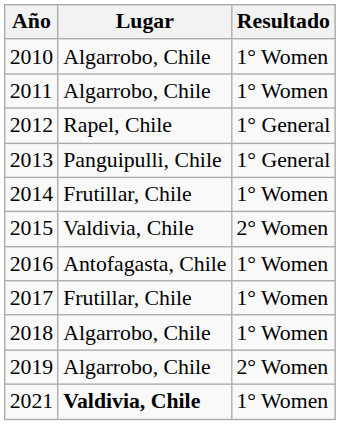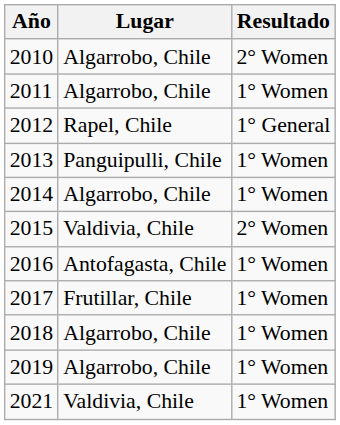(282, 56) 1° Women -> (282, 56) 2° Women
(283, 159) 1° General -> (282, 159) 1° Women
(127, 194) Frutillar, Chile -> (137, 194) Algarrobo, Chile
(282, 366) 2° Women -> (282, 366) 1° Women
(132, 401) bold -> (129, 401) normal
